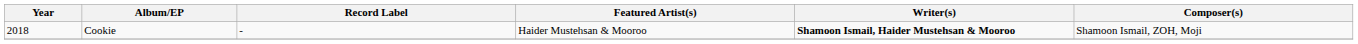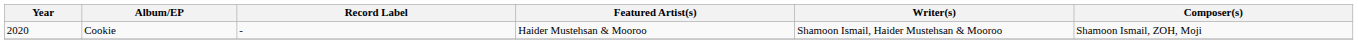(18, 30) 2018 -> (18, 30) 2020
(906, 30) bold -> (900, 30) normal
